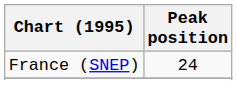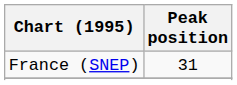(188, 65) 24 -> (188, 65) 31
